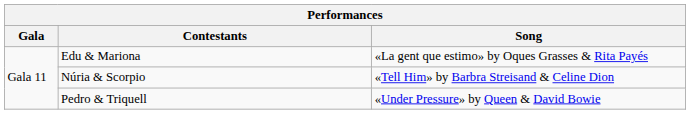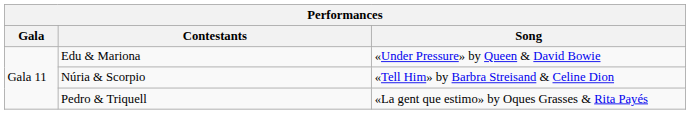(511, 57) «La gent que estimo» by Oques Grasses & Rita Payés -> (488, 57) «Under Pressure» by Queen & David Bowie
(488, 98) «Under Pressure» by Queen & David Bowie -> (511, 98) «La gent que estimo» by Oques Grasses & Rita Payés
